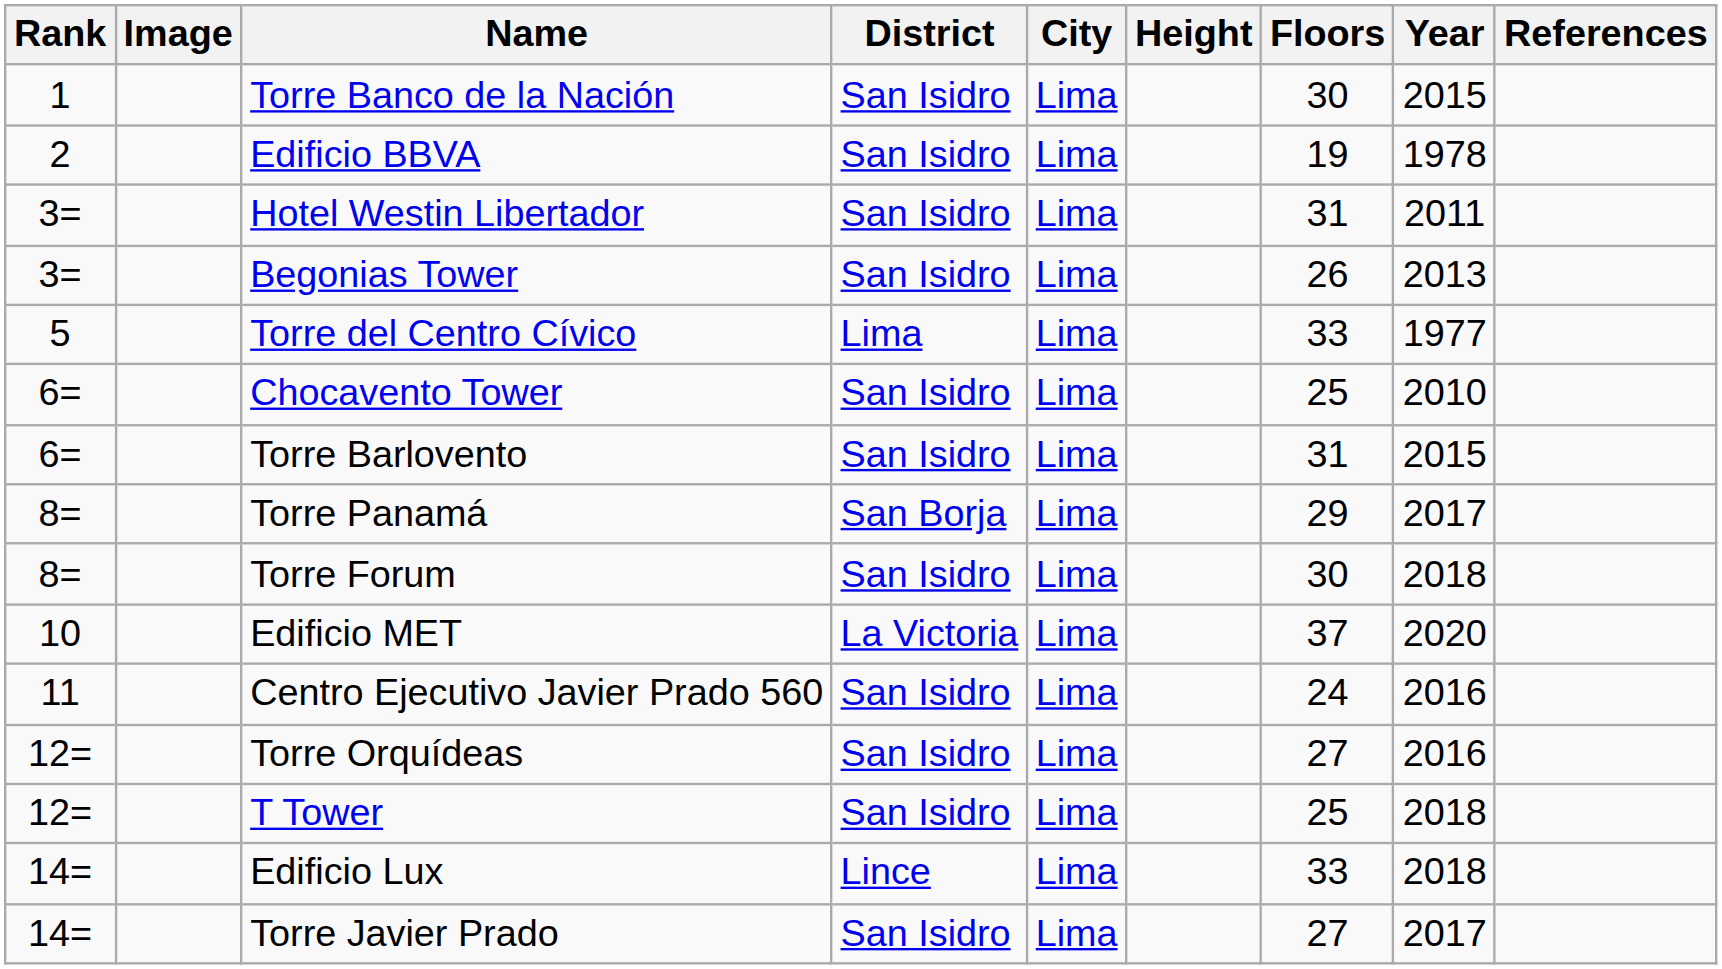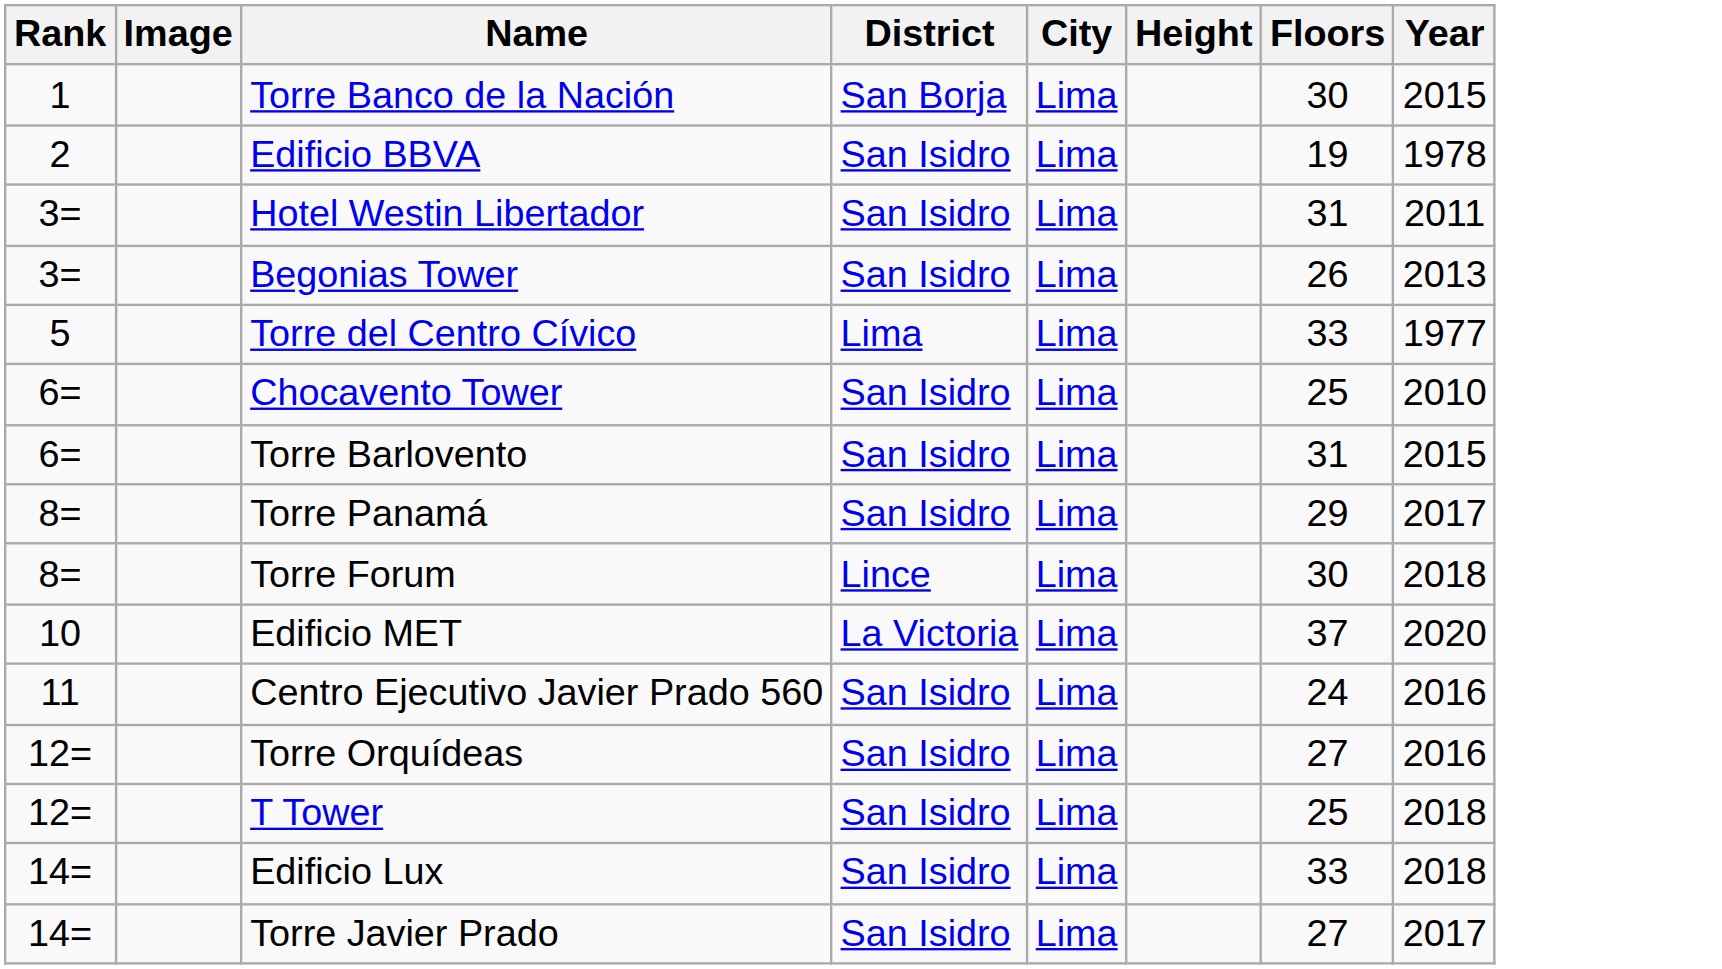- column: (1606, 34)
(926, 94) San Isidro -> (923, 94) San Borja
(923, 513) San Borja -> (926, 513) San Isidro
(926, 573) San Isidro -> (886, 573) Lince
(886, 872) Lince -> (926, 872) San Isidro
